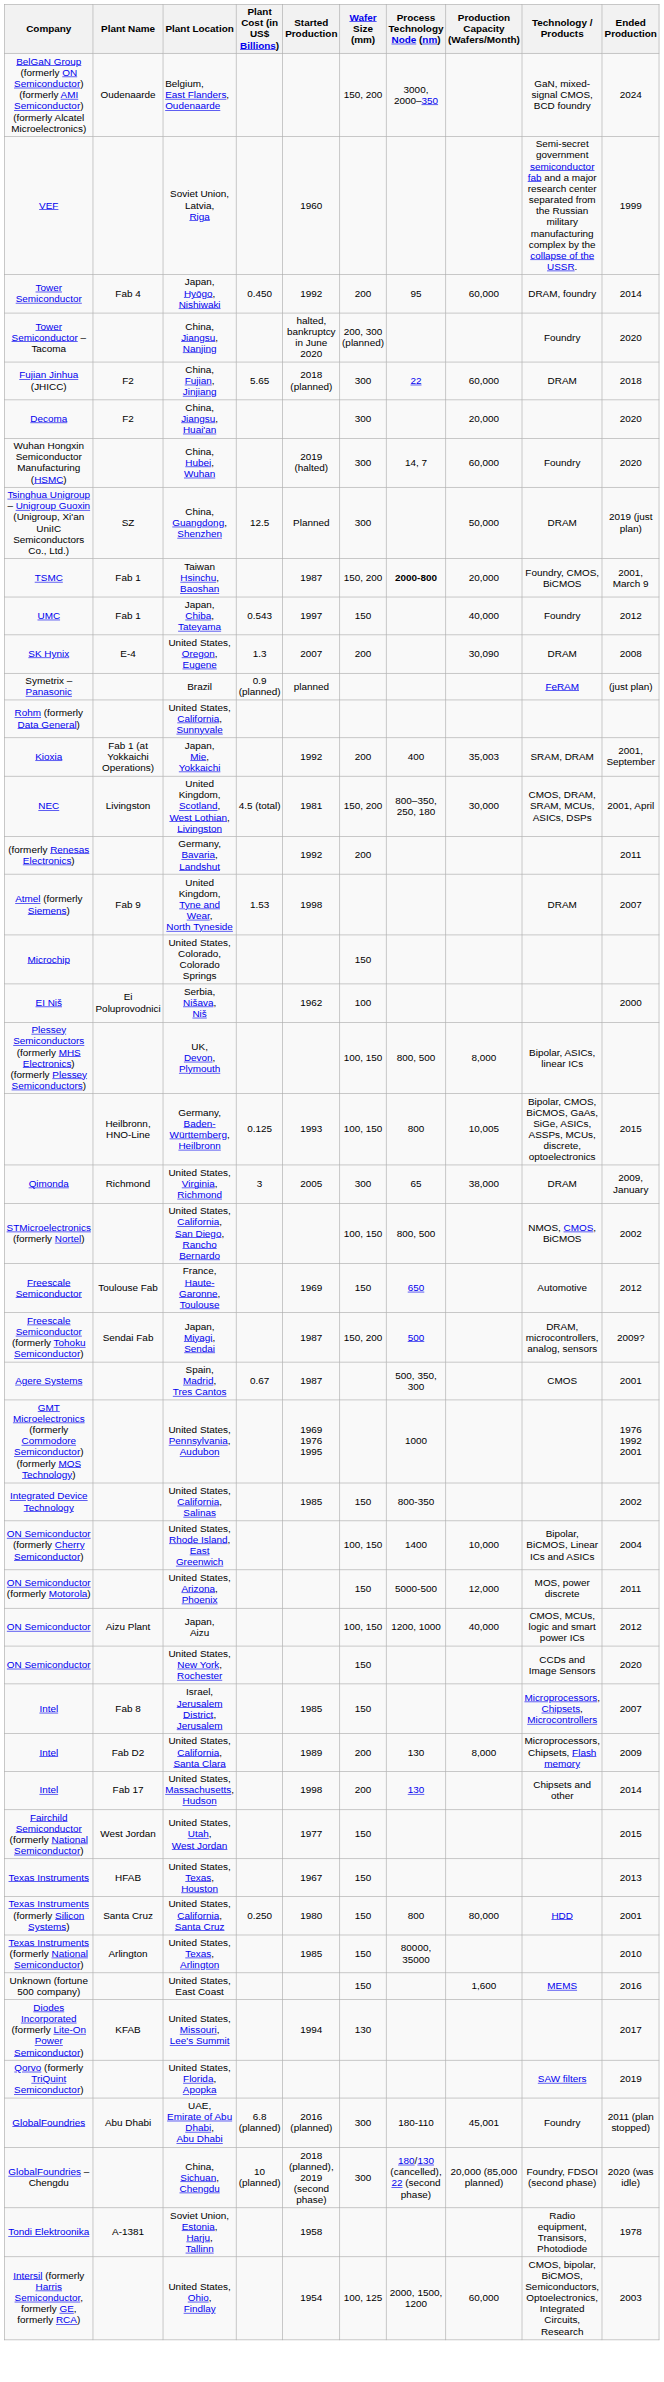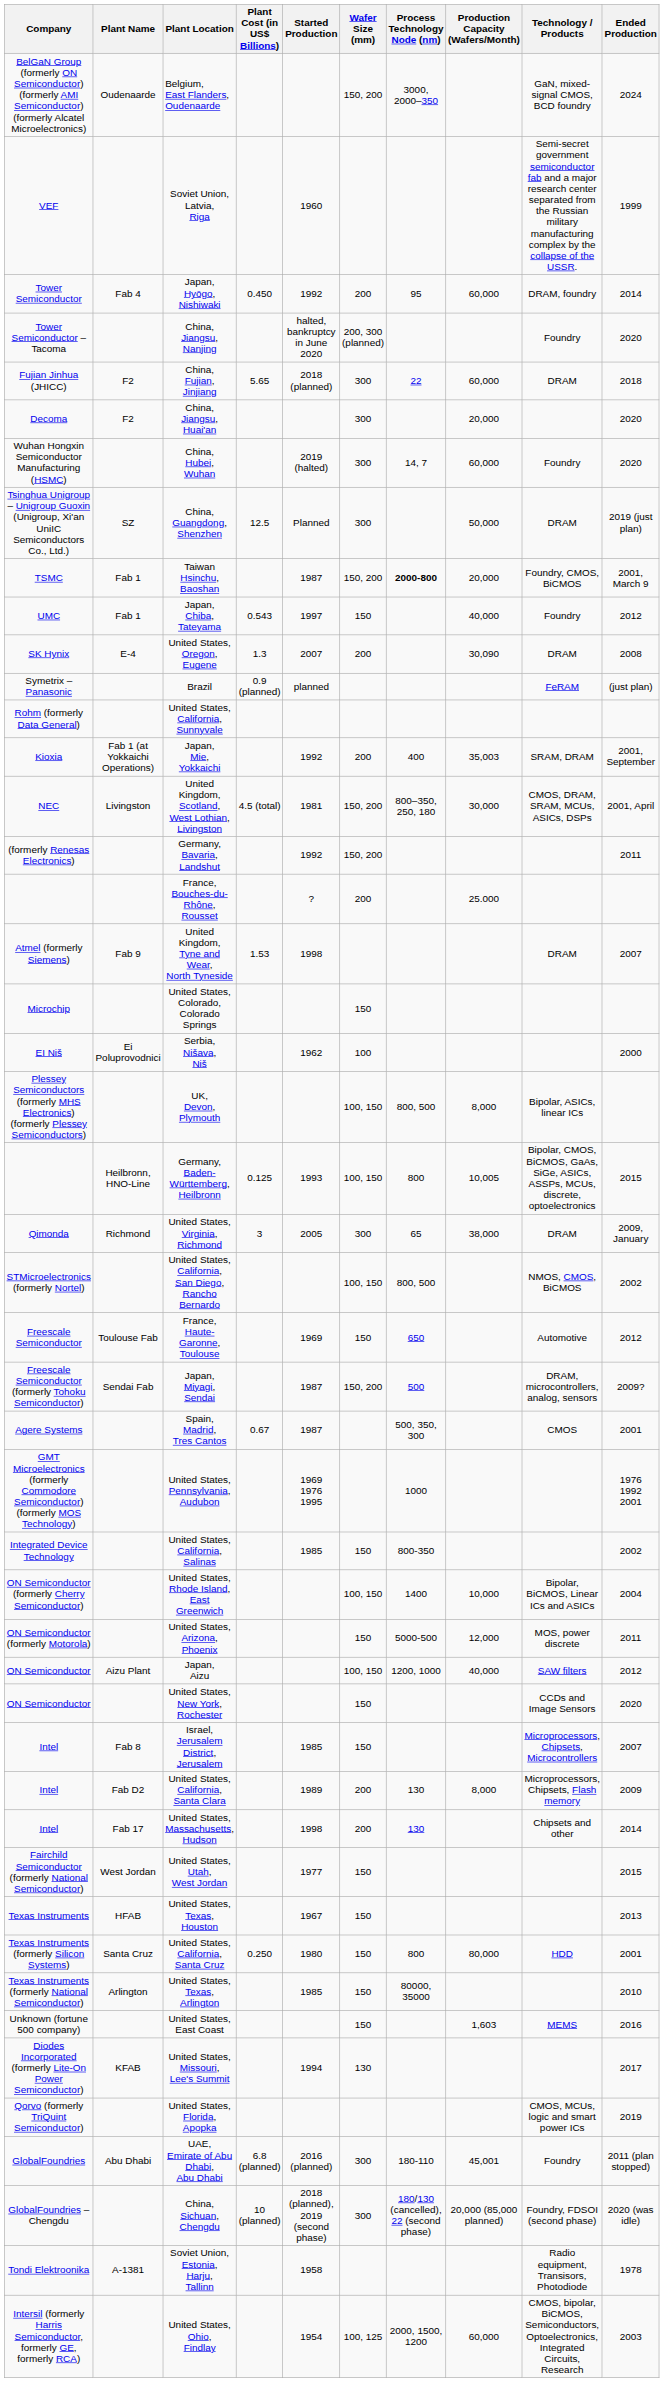(363, 855) 200 -> (363, 855) 150, 200
+ row: (200, 899)
(562, 1627) CMOS, MCUs, logic and smart power ICs -> (562, 1670) SAW filters
(484, 1986) 1,600 -> (484, 2024) 1,603
(562, 2079) SAW filters -> (562, 2117) CMOS, MCUs, logic and smart power ICs
